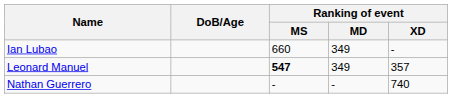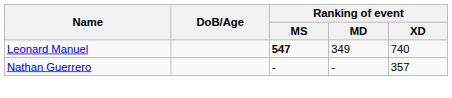- row: (32, 49)
(400, 67) 357 -> (400, 49) 740
(400, 85) 740 -> (400, 67) 357
